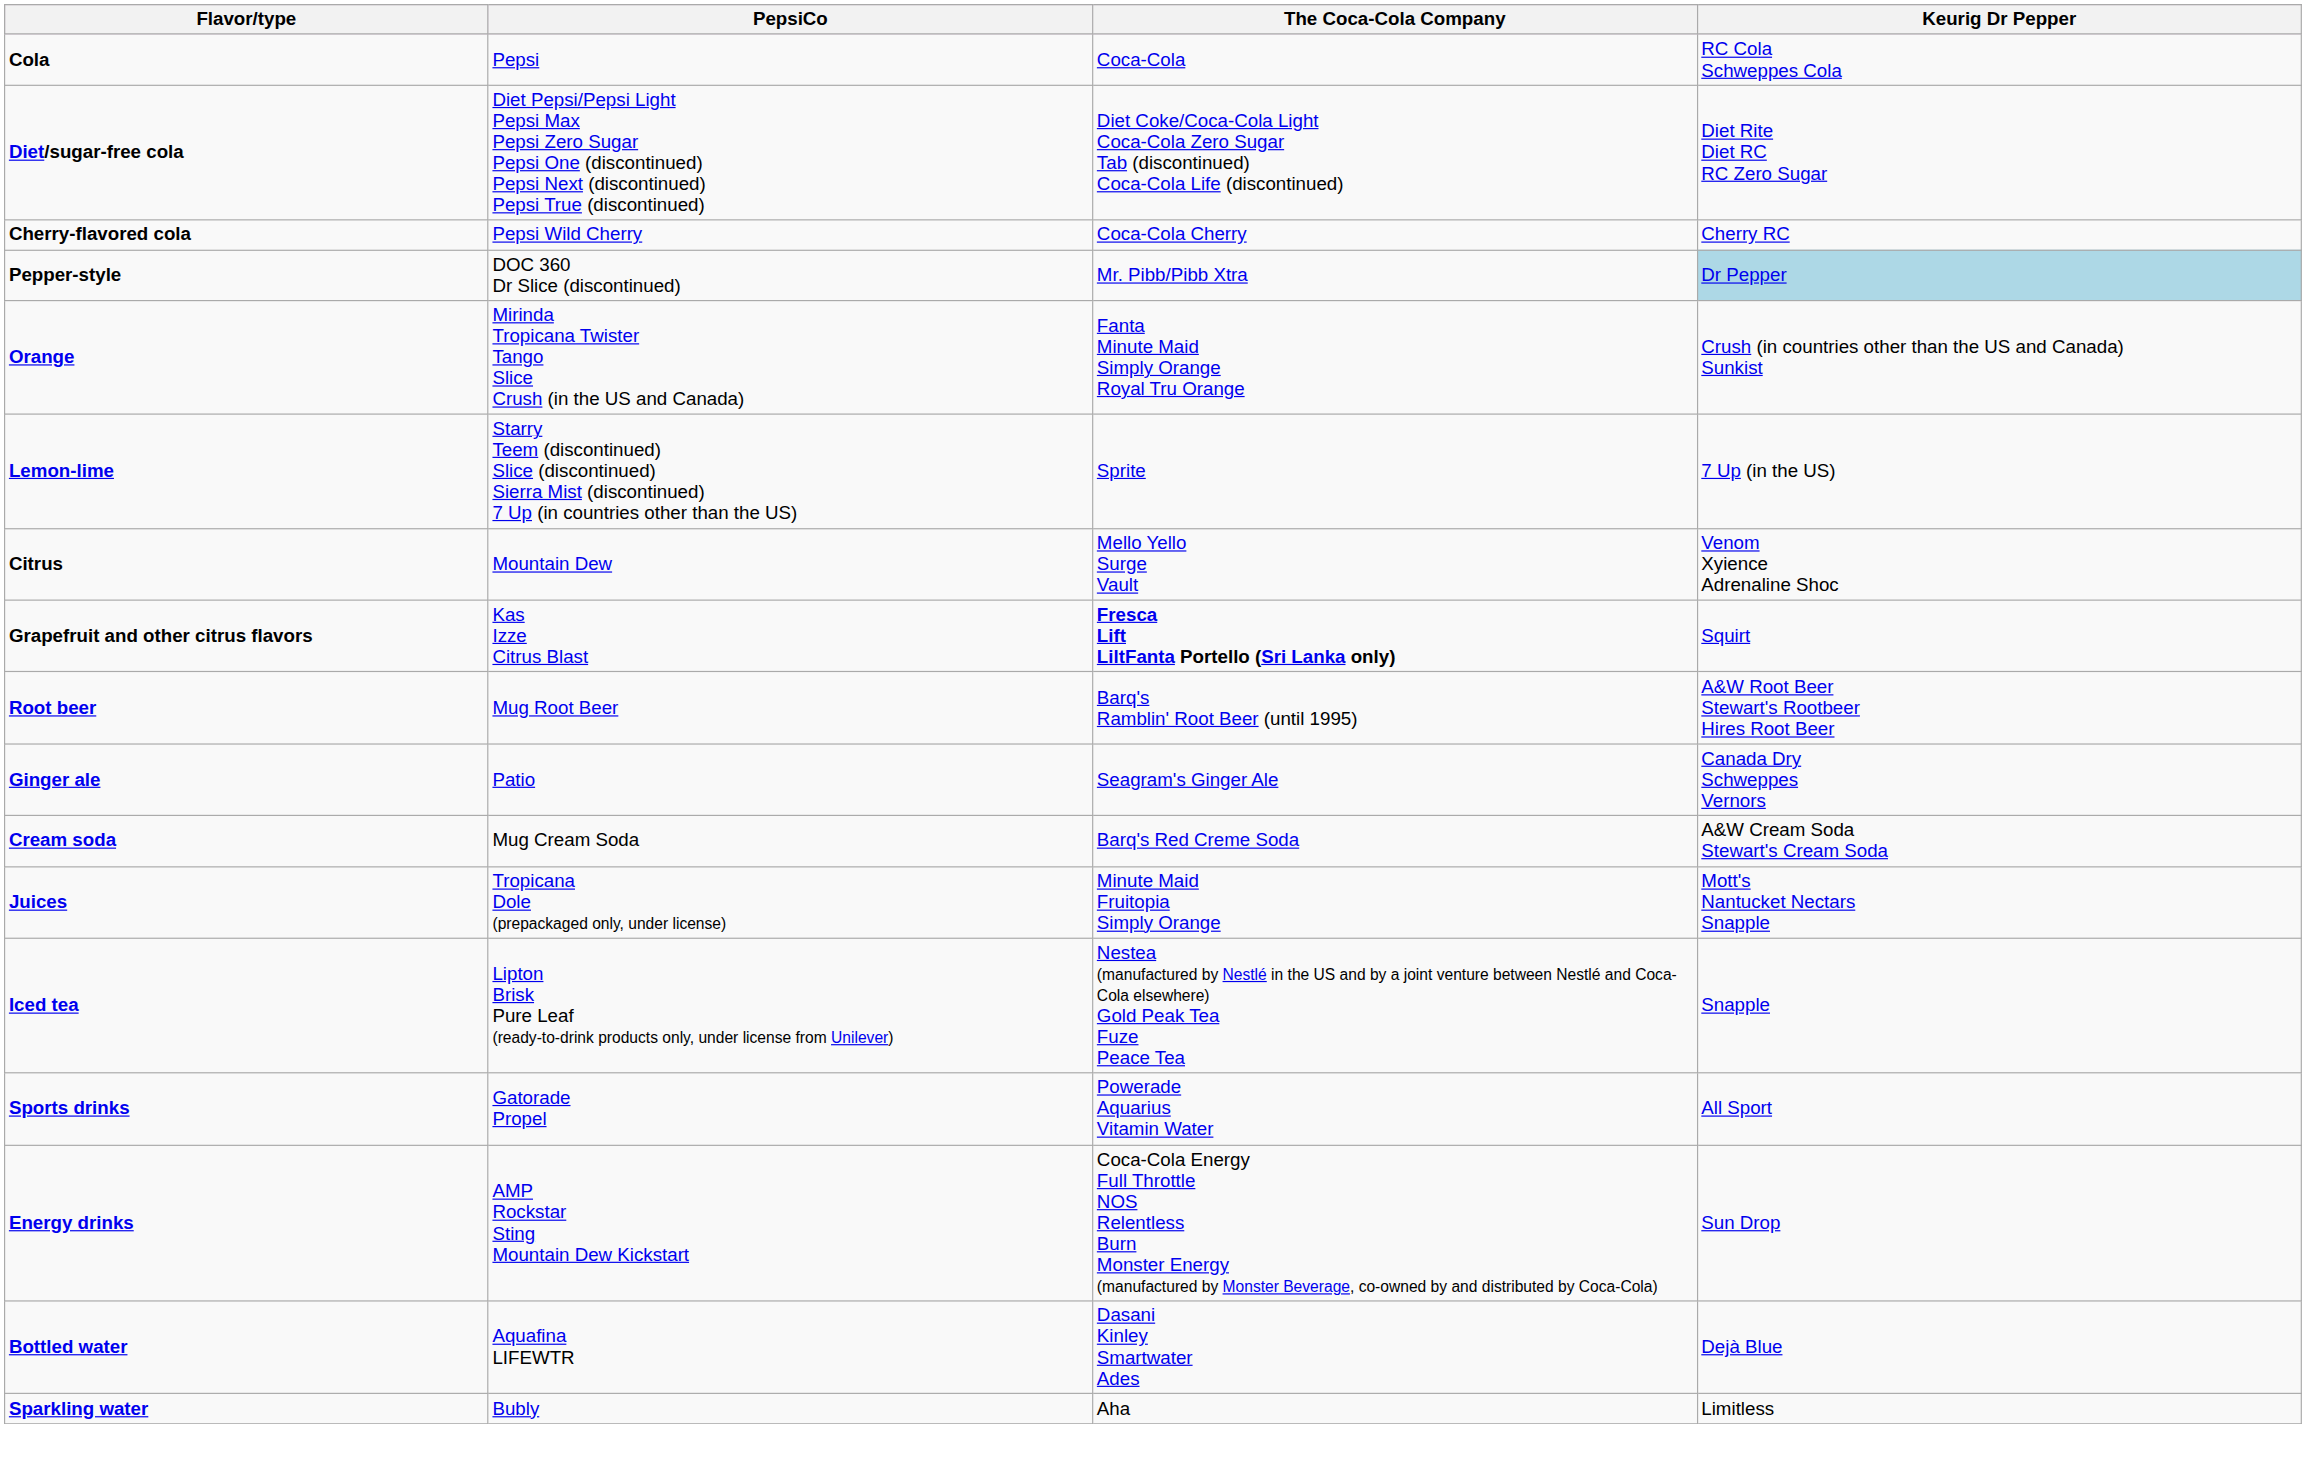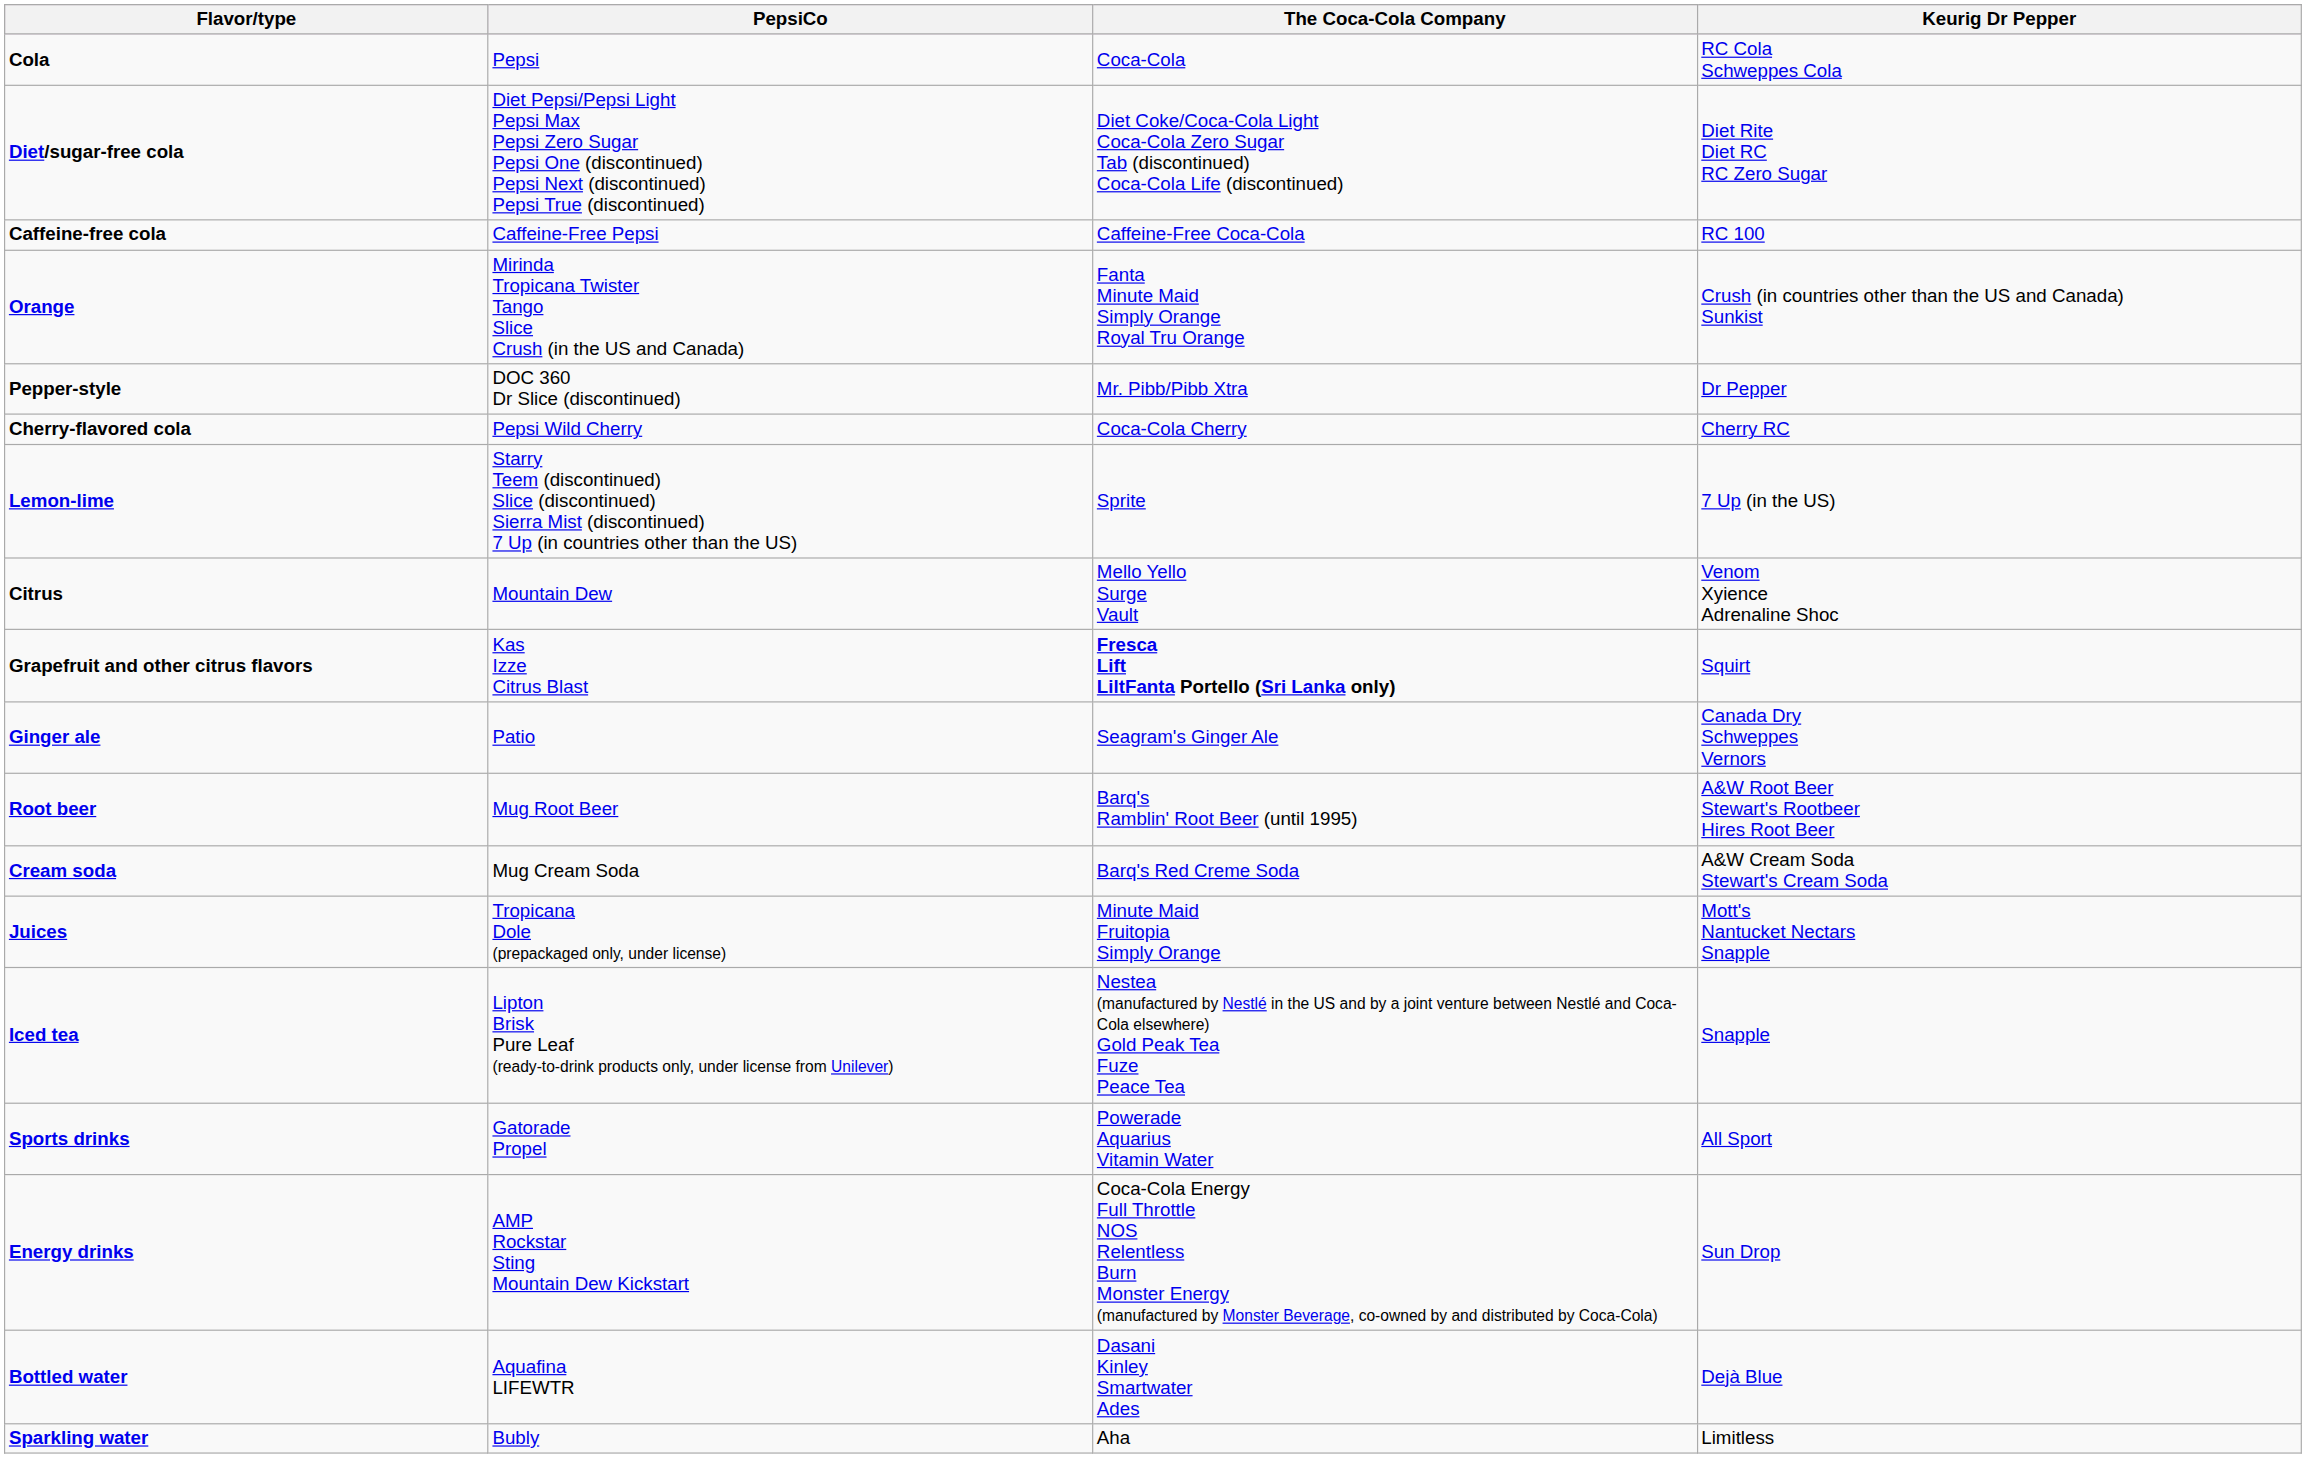+ row: (87, 234)
rows swapped: (100, 234) <-> (42, 357)
(1744, 274) lightblue background -> (1744, 388) no background
rows swapped: (55, 779) <-> (53, 707)
